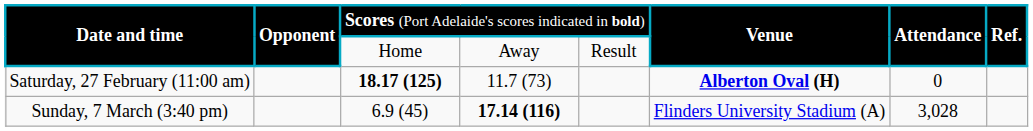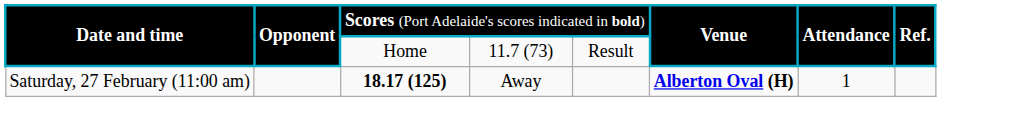(519, 51) Away -> (521, 51) 11.7 (73)
(519, 81) 11.7 (73) -> (521, 81) Away
(938, 81) 0 -> (846, 81) 1
- row: (130, 111)
